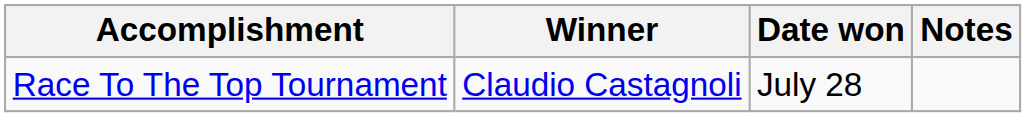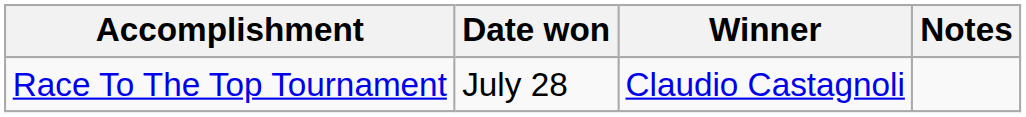columns swapped: (602, 30) <-> (831, 30)
